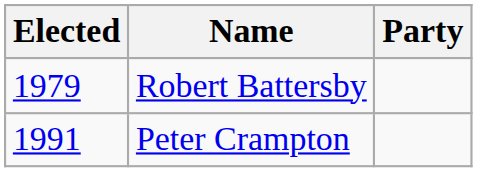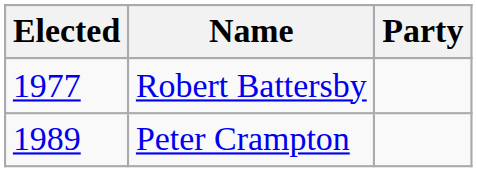(47, 85) 1979 -> (47, 85) 1977
(47, 138) 1991 -> (47, 138) 1989
